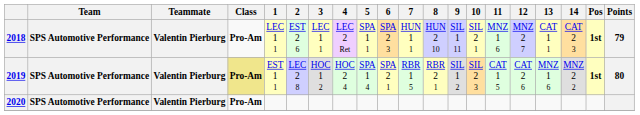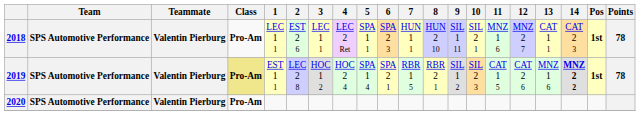(620, 38) 79 -> (621, 38) 78
(574, 75) normal -> (574, 75) bold
(620, 75) 80 -> (621, 75) 78
